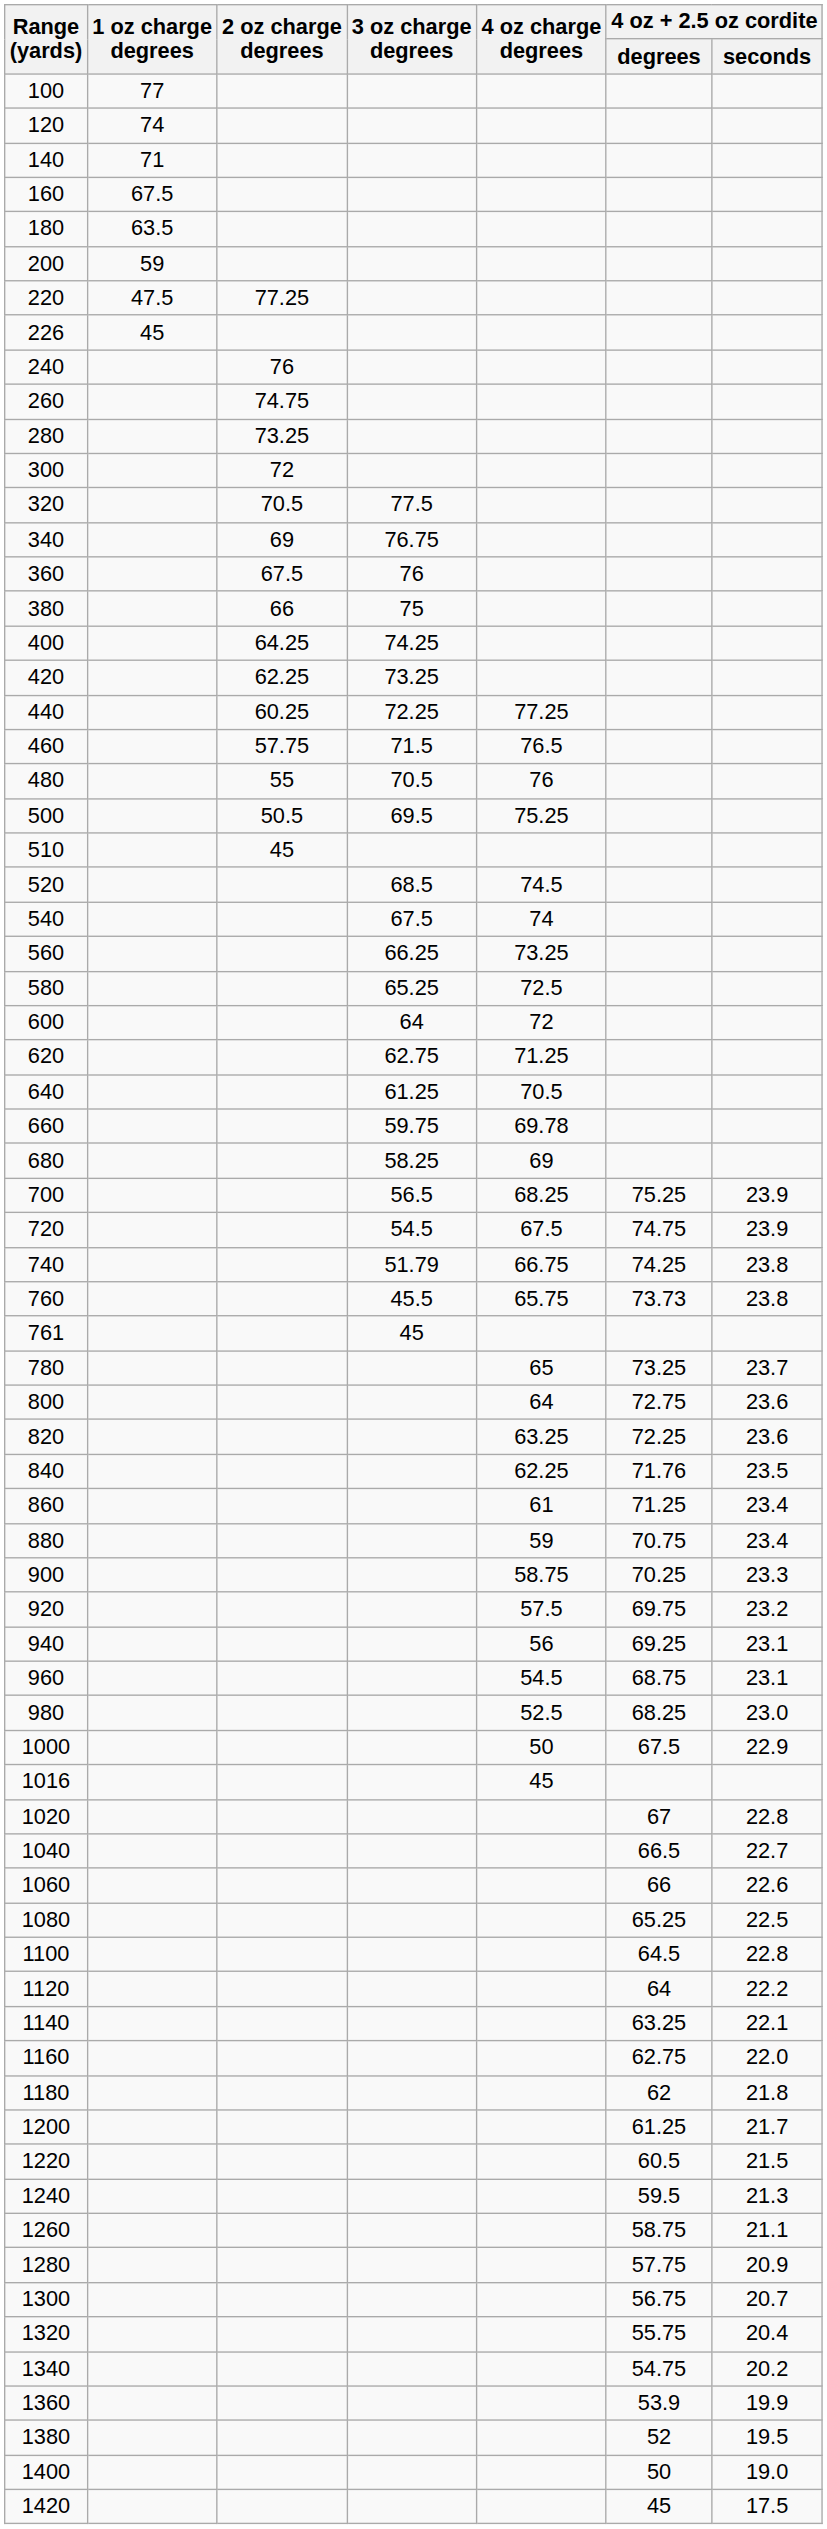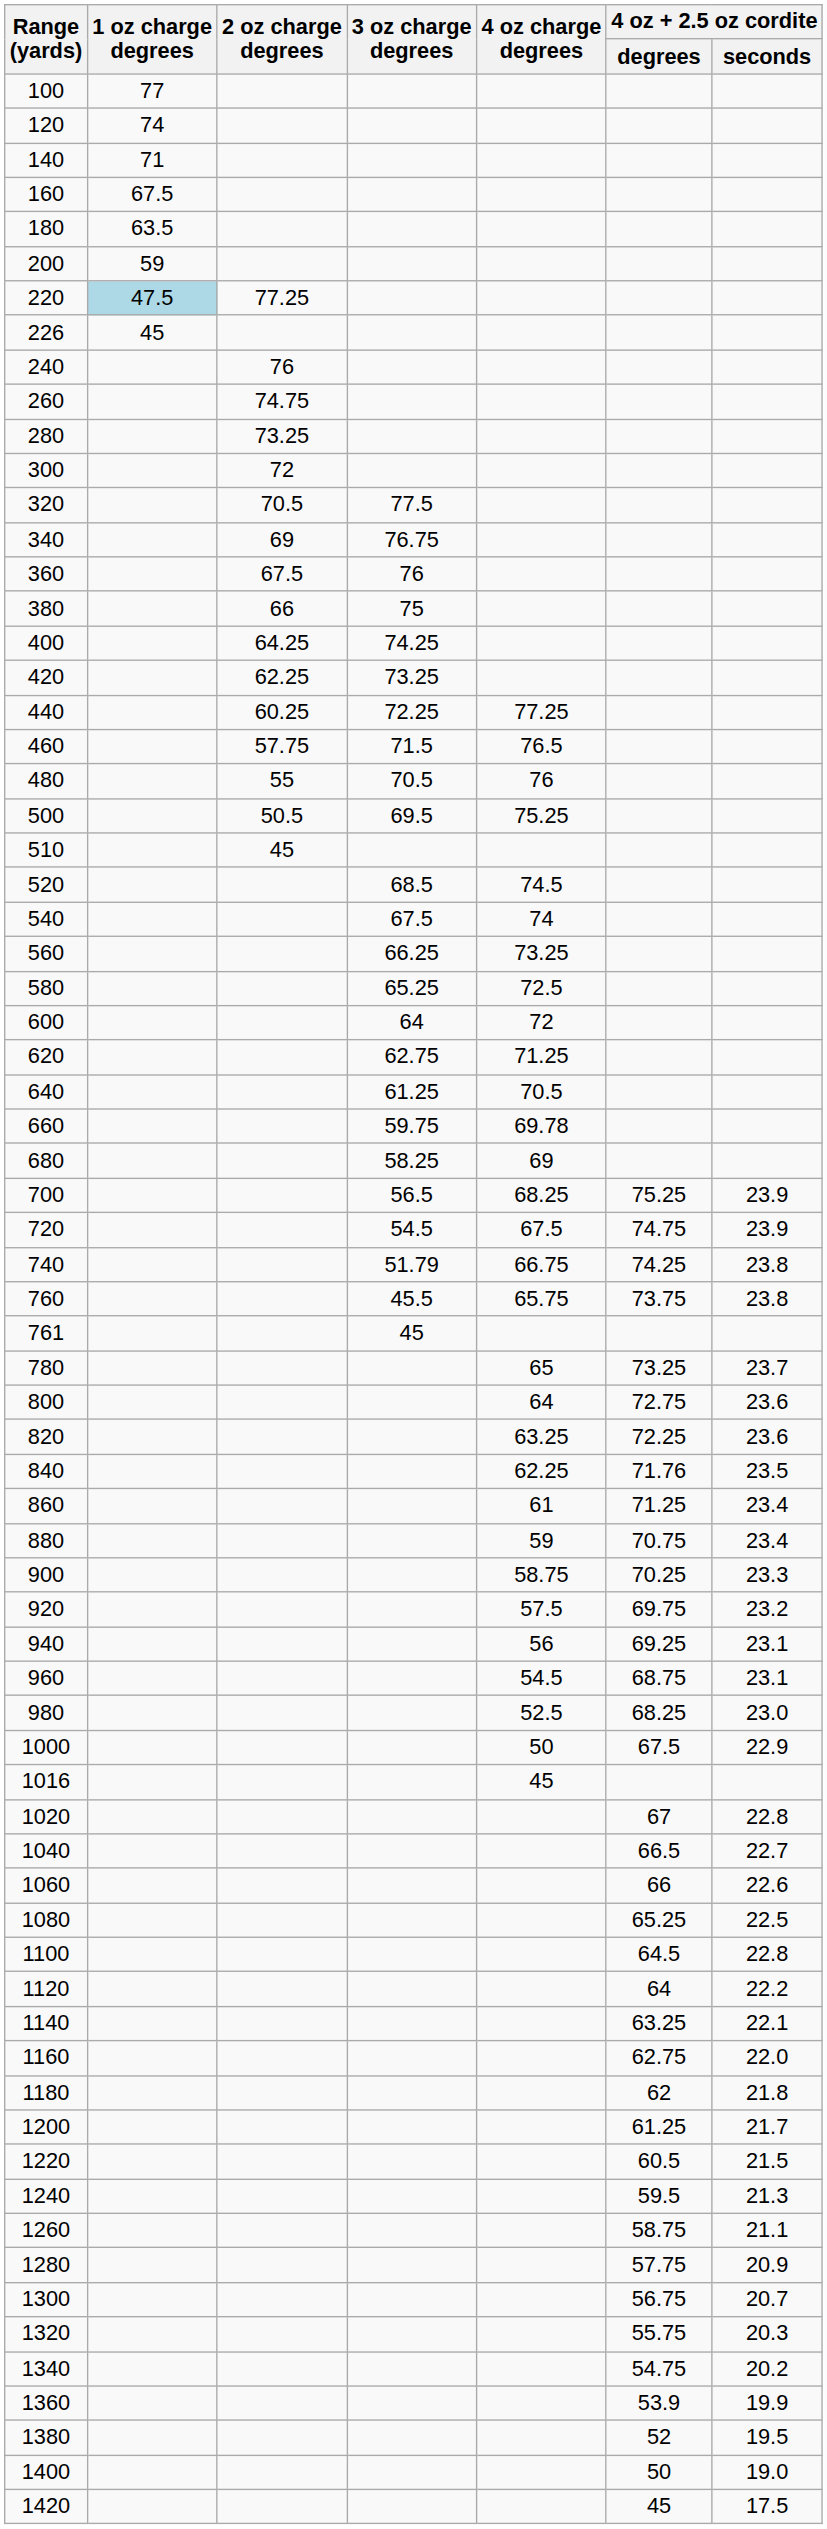(152, 297) no background -> (152, 297) lightblue background
(659, 1298) 73.73 -> (659, 1298) 73.75
(767, 2333) 20.4 -> (767, 2333) 20.3
